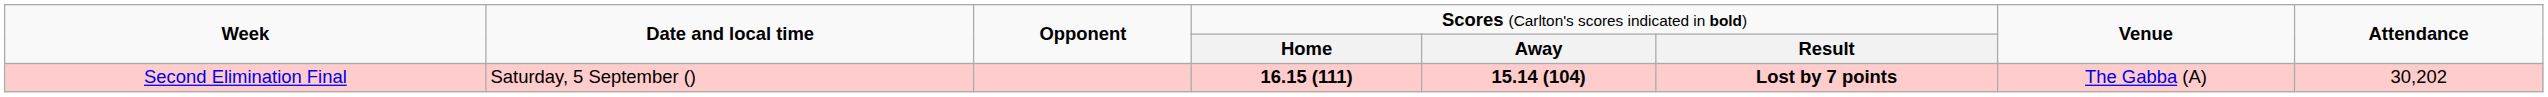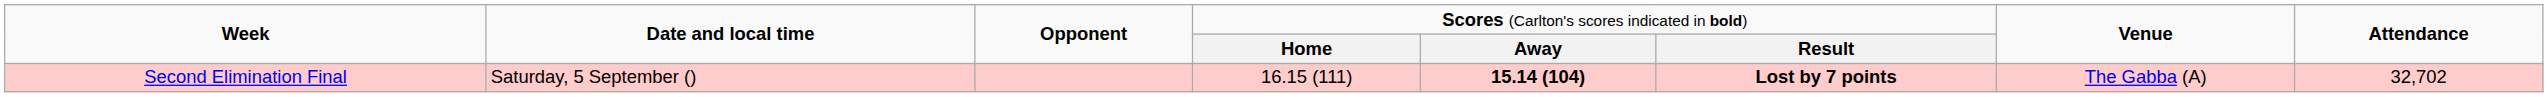(1307, 78) bold -> (1307, 78) normal
(2419, 78) 30,202 -> (2419, 78) 32,702
